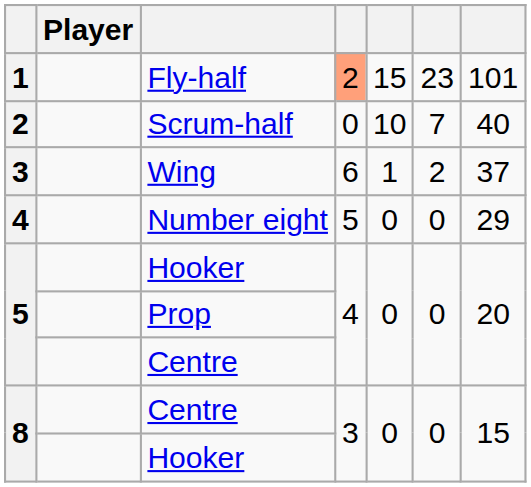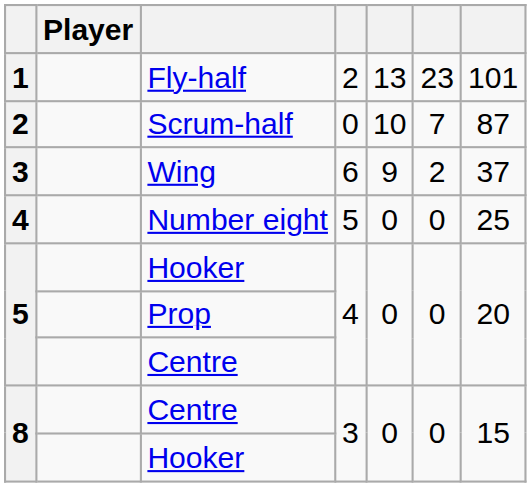(350, 77) lightsalmon background -> (350, 77) no background
(390, 77) 15 -> (390, 77) 13
(493, 124) 40 -> (493, 124) 87
(390, 172) 1 -> (390, 172) 9
(493, 219) 29 -> (493, 219) 25
